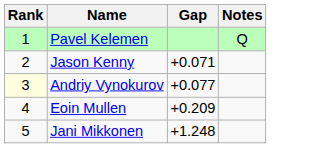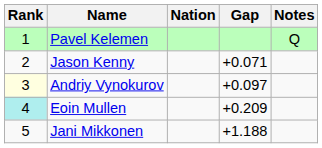+ column: (193, 16)
(193, 85) +0.077 -> (245, 85) +0.097
(26, 108) no background -> (26, 108) paleturquoise background
(193, 131) +1.248 -> (245, 131) +1.188
